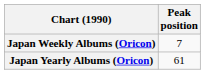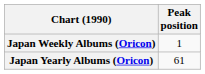(179, 43) 7 -> (179, 43) 1
